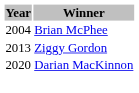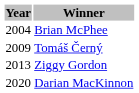+ row: (68, 47)
